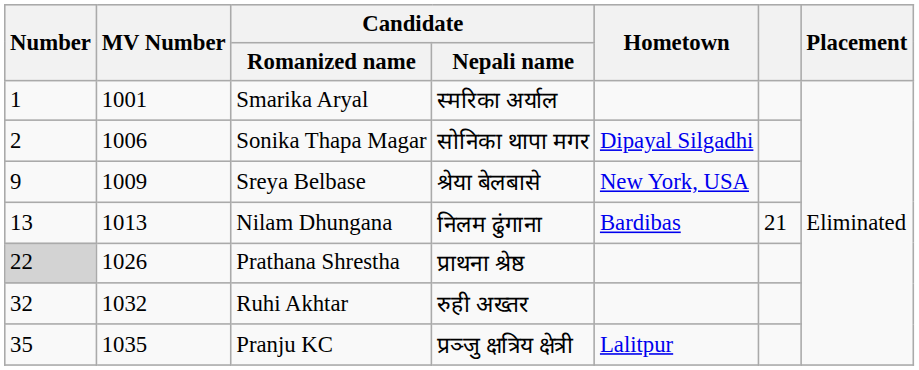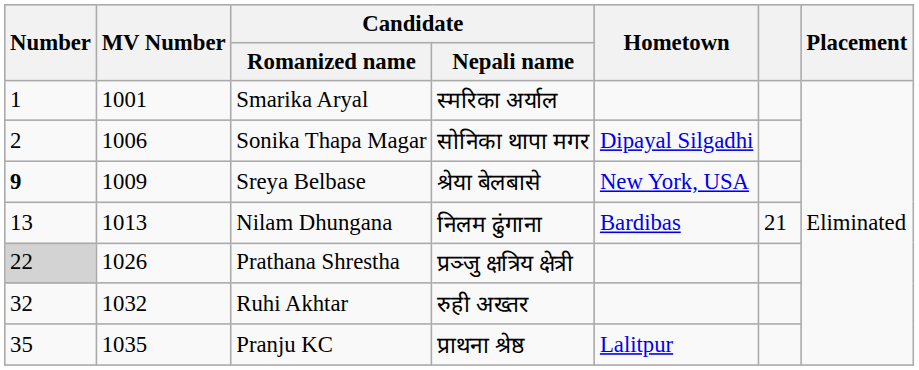(16, 181) normal -> (16, 181) bold
(480, 264) प्राथना श्रेष्ठ -> (505, 264) प्रञ्जु क्षत्रिय क्षेत्री
(505, 345) प्रञ्जु क्षत्रिय क्षेत्री -> (480, 345) प्राथना श्रेष्ठ
